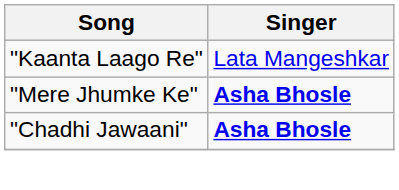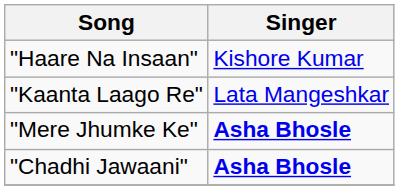+ row: (104, 58)
